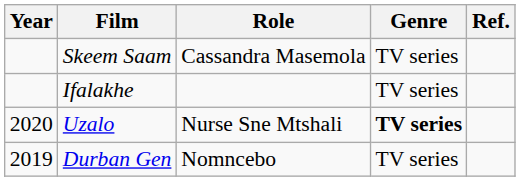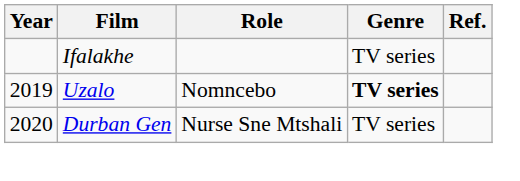- row: (117, 55)
(31, 124) 2020 -> (31, 90) 2019
(262, 124) Nurse Sne Mtshali -> (229, 90) Nomncebo
(31, 158) 2019 -> (31, 124) 2020
(229, 158) Nomncebo -> (262, 124) Nurse Sne Mtshali
